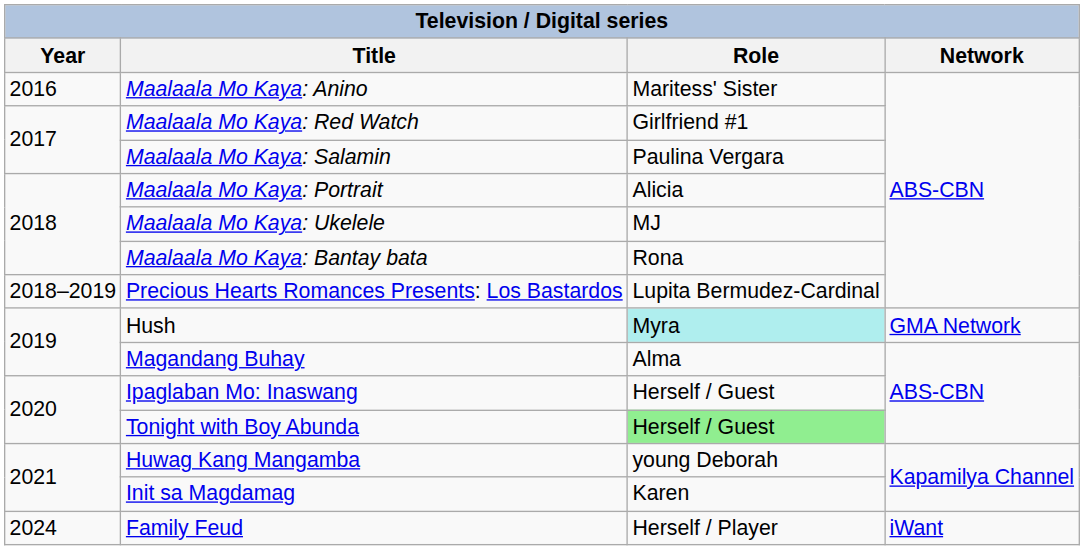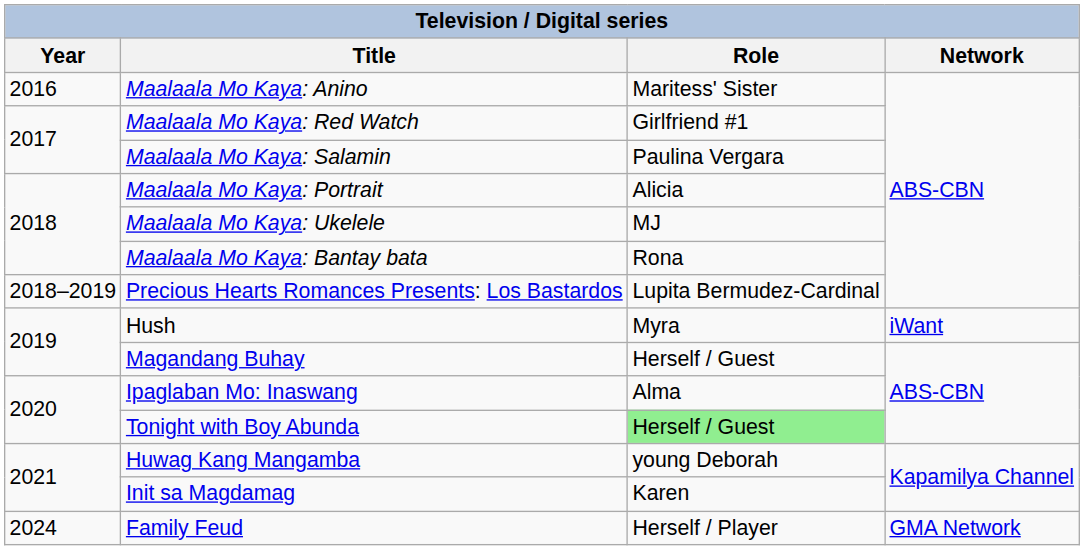(656, 325) paleturquoise background -> (656, 325) no background
(955, 325) GMA Network -> (916, 325) iWant
(657, 358) Alma -> (703, 358) Herself / Guest
(703, 392) Herself / Guest -> (657, 392) Alma
(916, 527) iWant -> (955, 527) GMA Network
